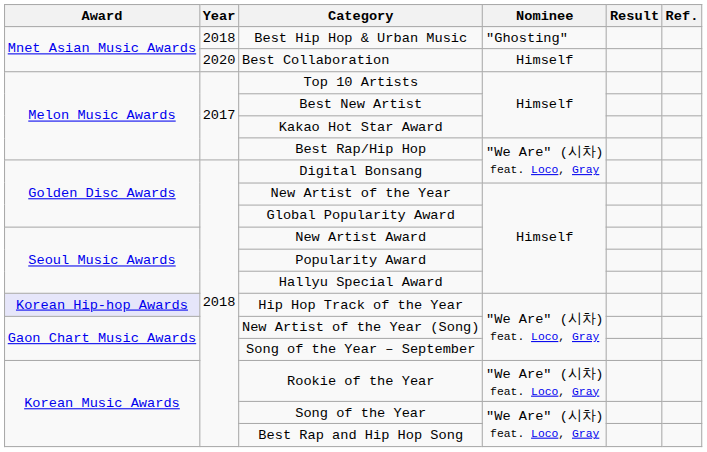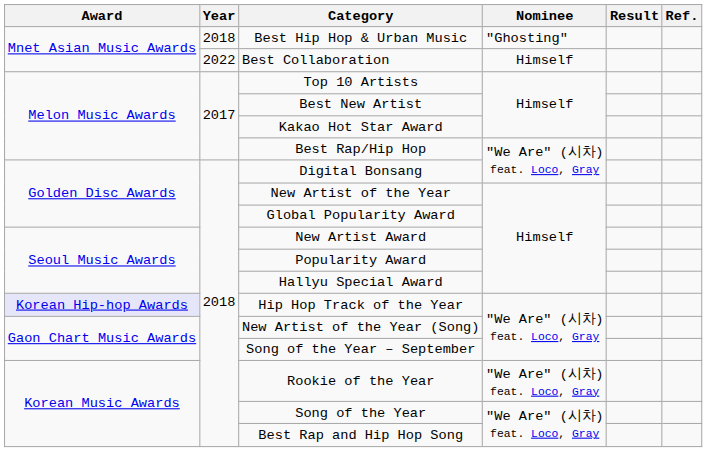(219, 60) 2020 -> (219, 60) 2022
